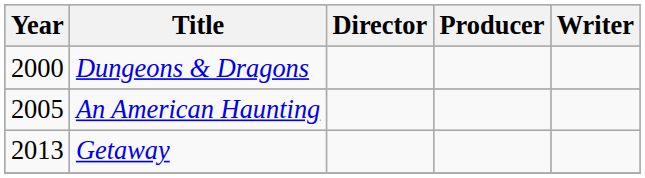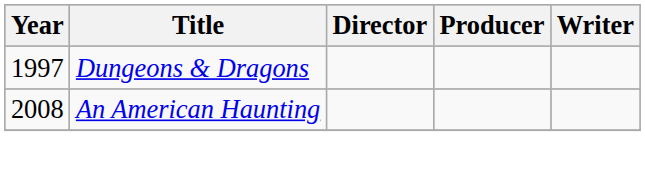(37, 67) 2000 -> (37, 67) 1997
(37, 109) 2005 -> (37, 109) 2008
- row: (123, 151)
